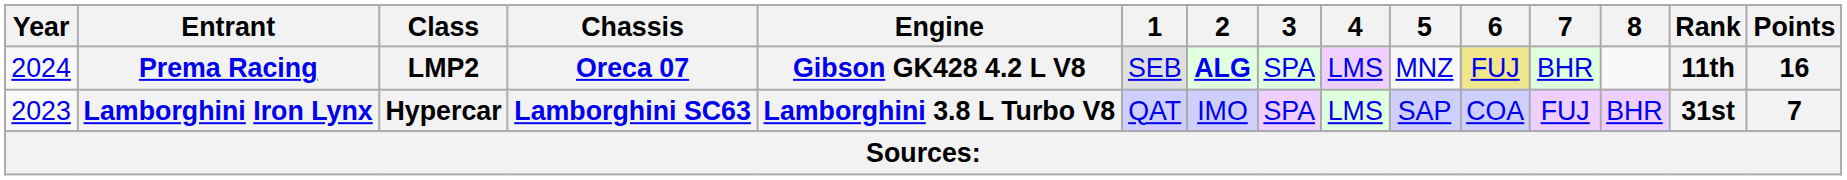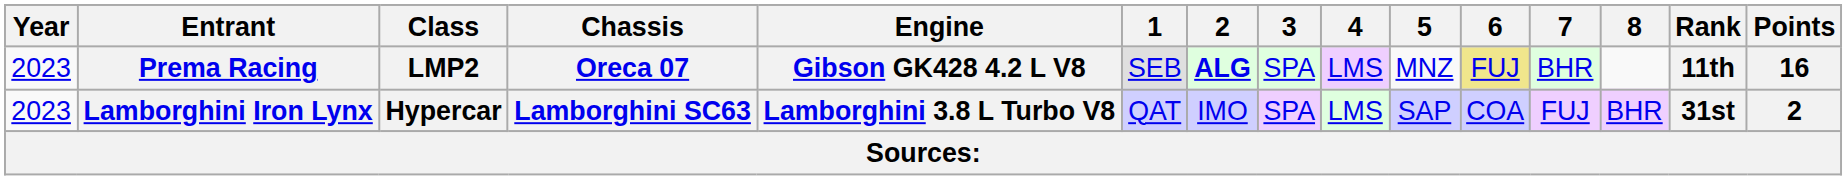(41, 68) 2024 -> (41, 68) 2023
(1794, 110) 7 -> (1794, 110) 2
